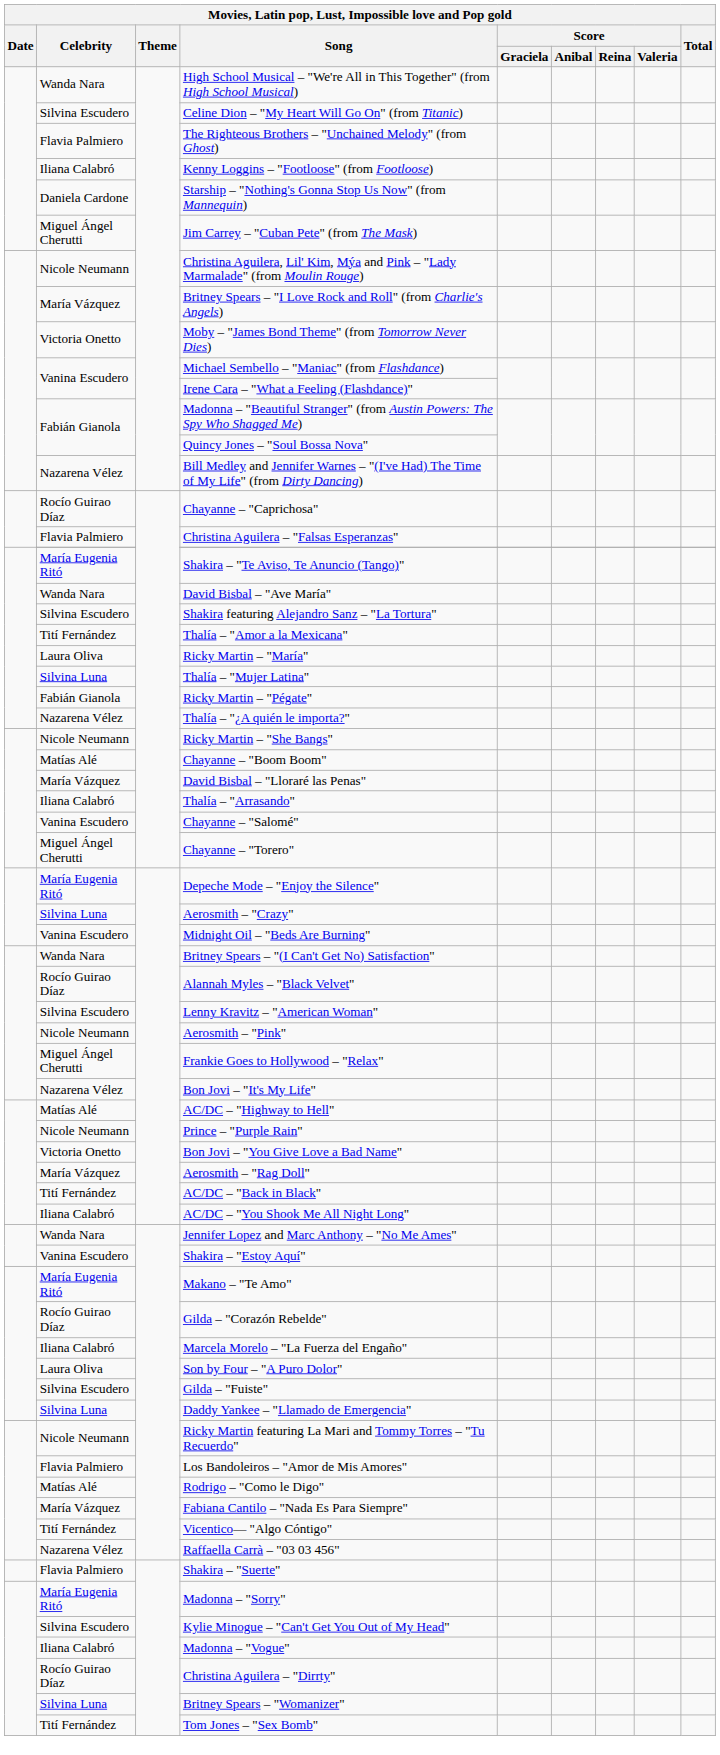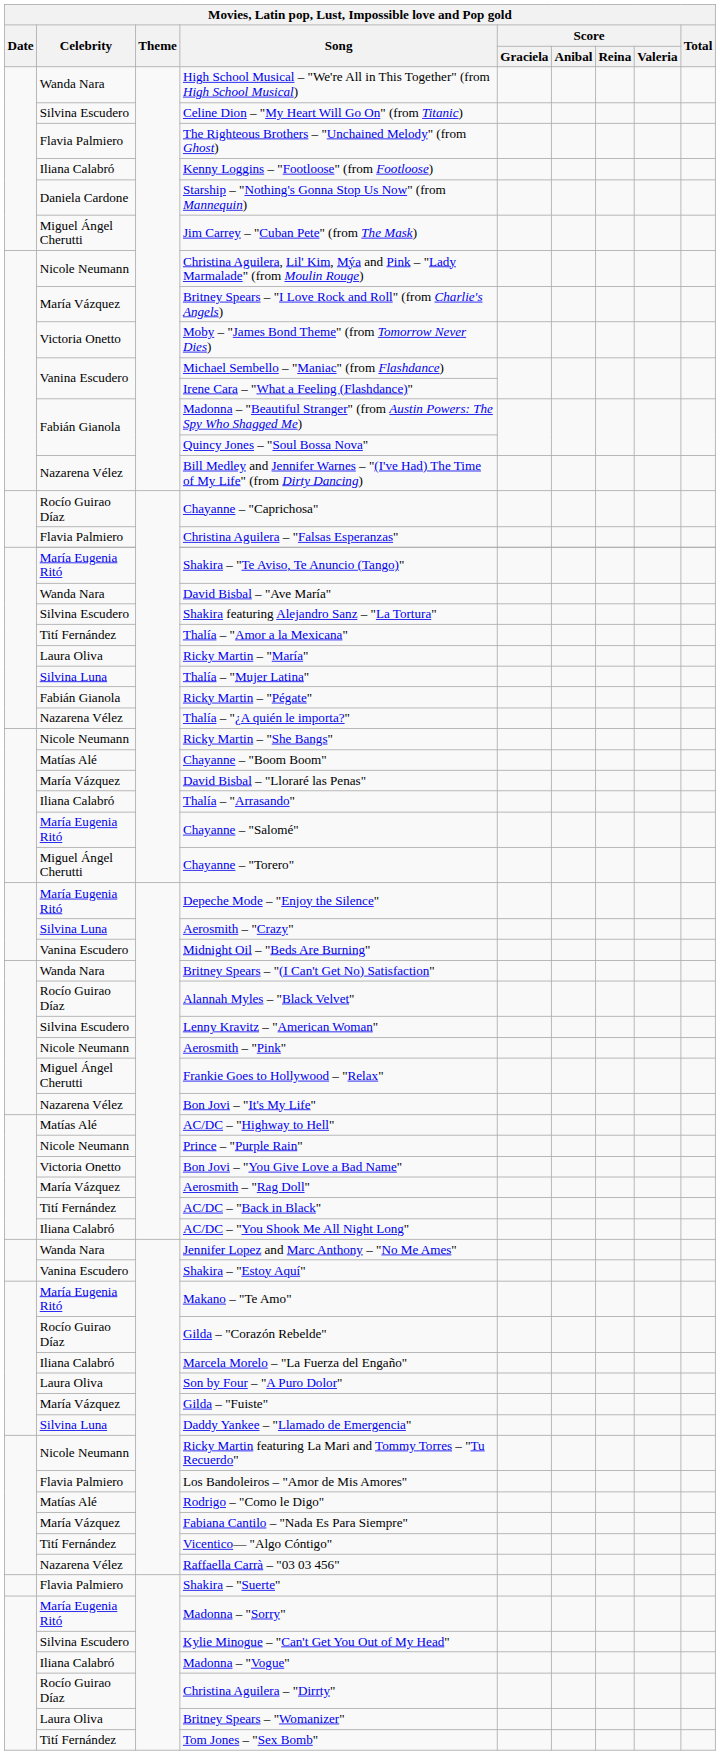(84, 822) Vanina Escudero -> (79, 829) María Eugenia Ritó
(84, 1389) Silvina Escudero -> (80, 1404) María Vázquez
(73, 1704) Silvina Luna -> (71, 1718) Laura Oliva
